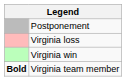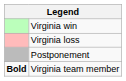rows swapped: (54, 55) <-> (60, 26)
